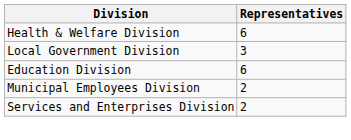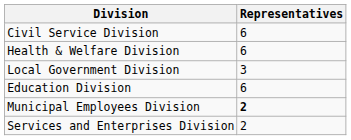+ row: (83, 32)
(243, 88) normal -> (243, 107) bold
